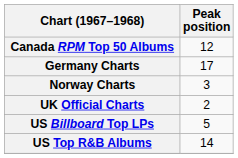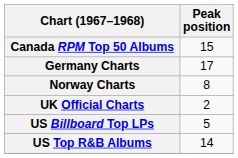(207, 47) 12 -> (207, 47) 15
(207, 85) 3 -> (207, 85) 8
